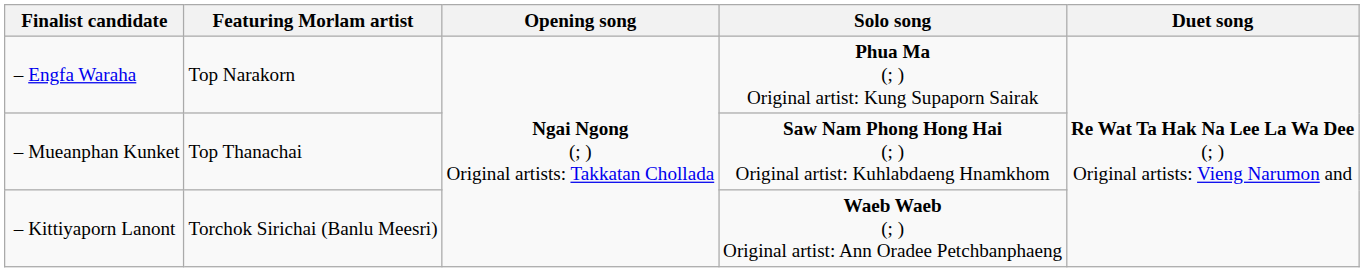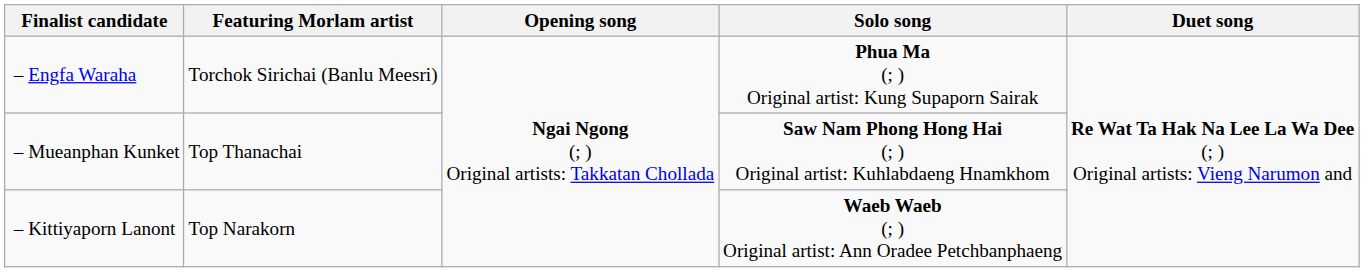(242, 74) Top Narakorn -> (313, 74) Torchok Sirichai (Banlu Meesri)
(313, 228) Torchok Sirichai (Banlu Meesri) -> (242, 228) Top Narakorn
